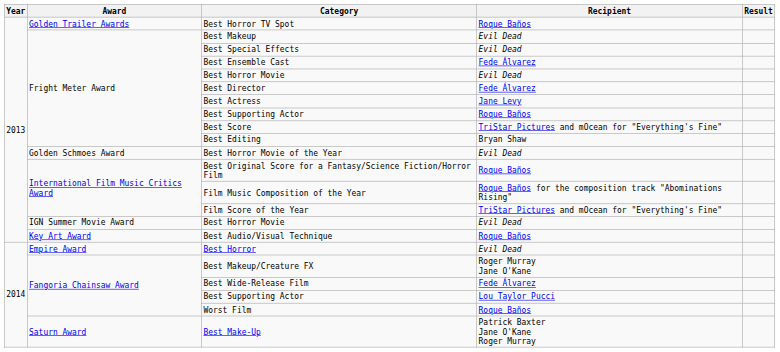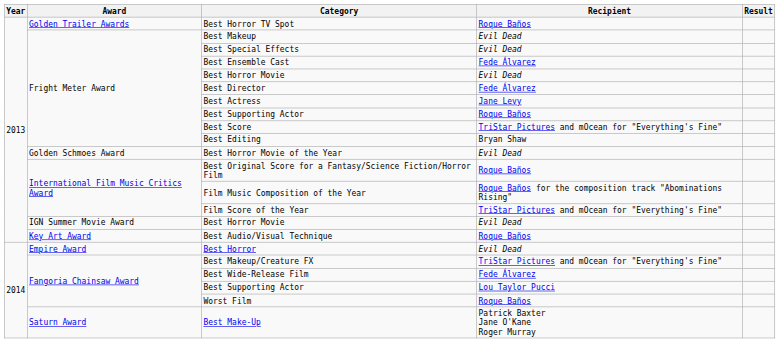(507, 266) Roger Murray Jane O'Kane -> (600, 262) TriStar Pictures and mOcean for "Everything's Fine"
